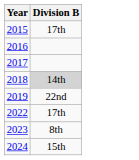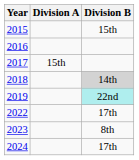+ column: (56, 12)
(56, 29) 17th -> (108, 29) 15th
(56, 96) no background -> (108, 96) paleturquoise background
(56, 146) 15th -> (108, 146) 17th
